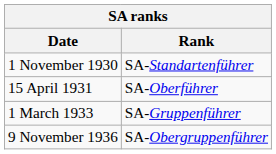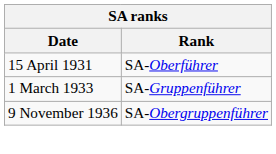- row: (63, 64)
